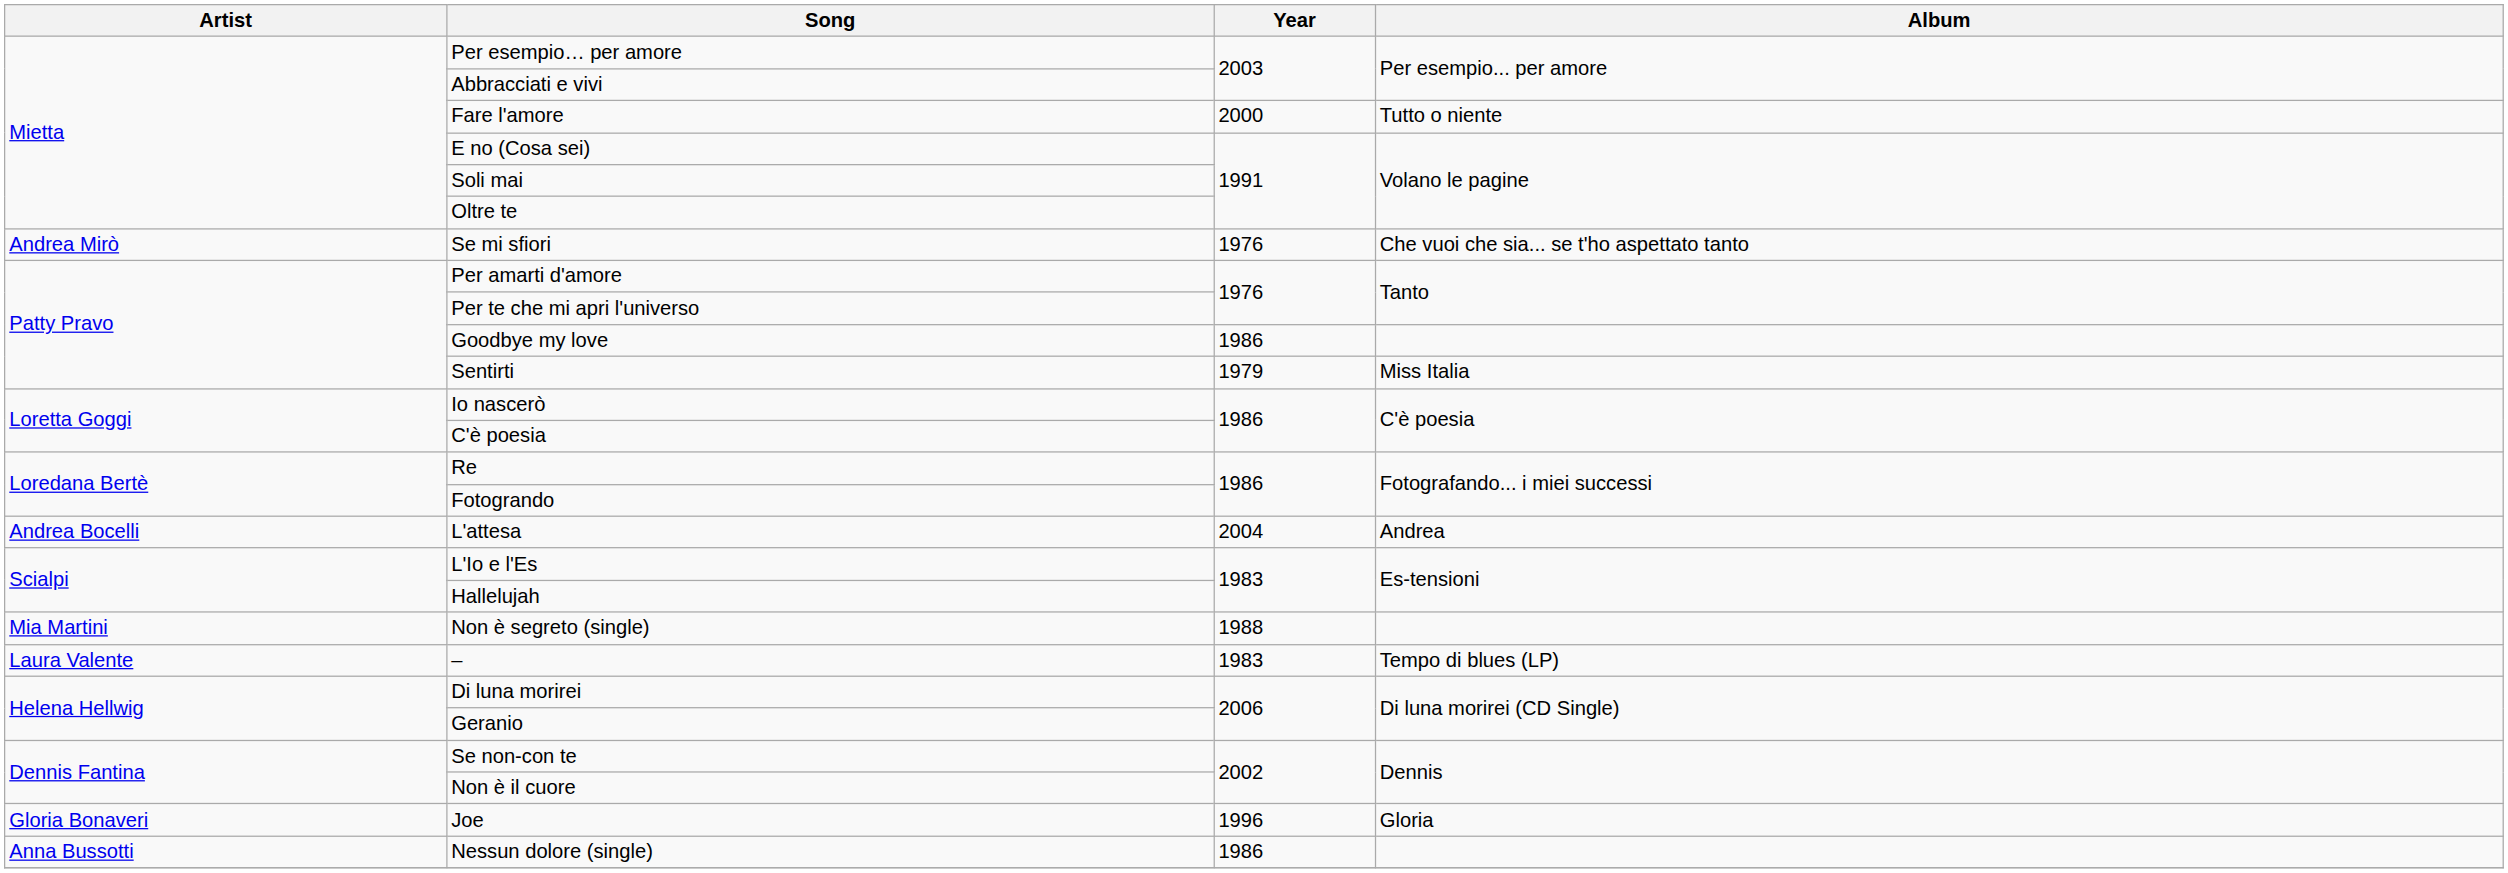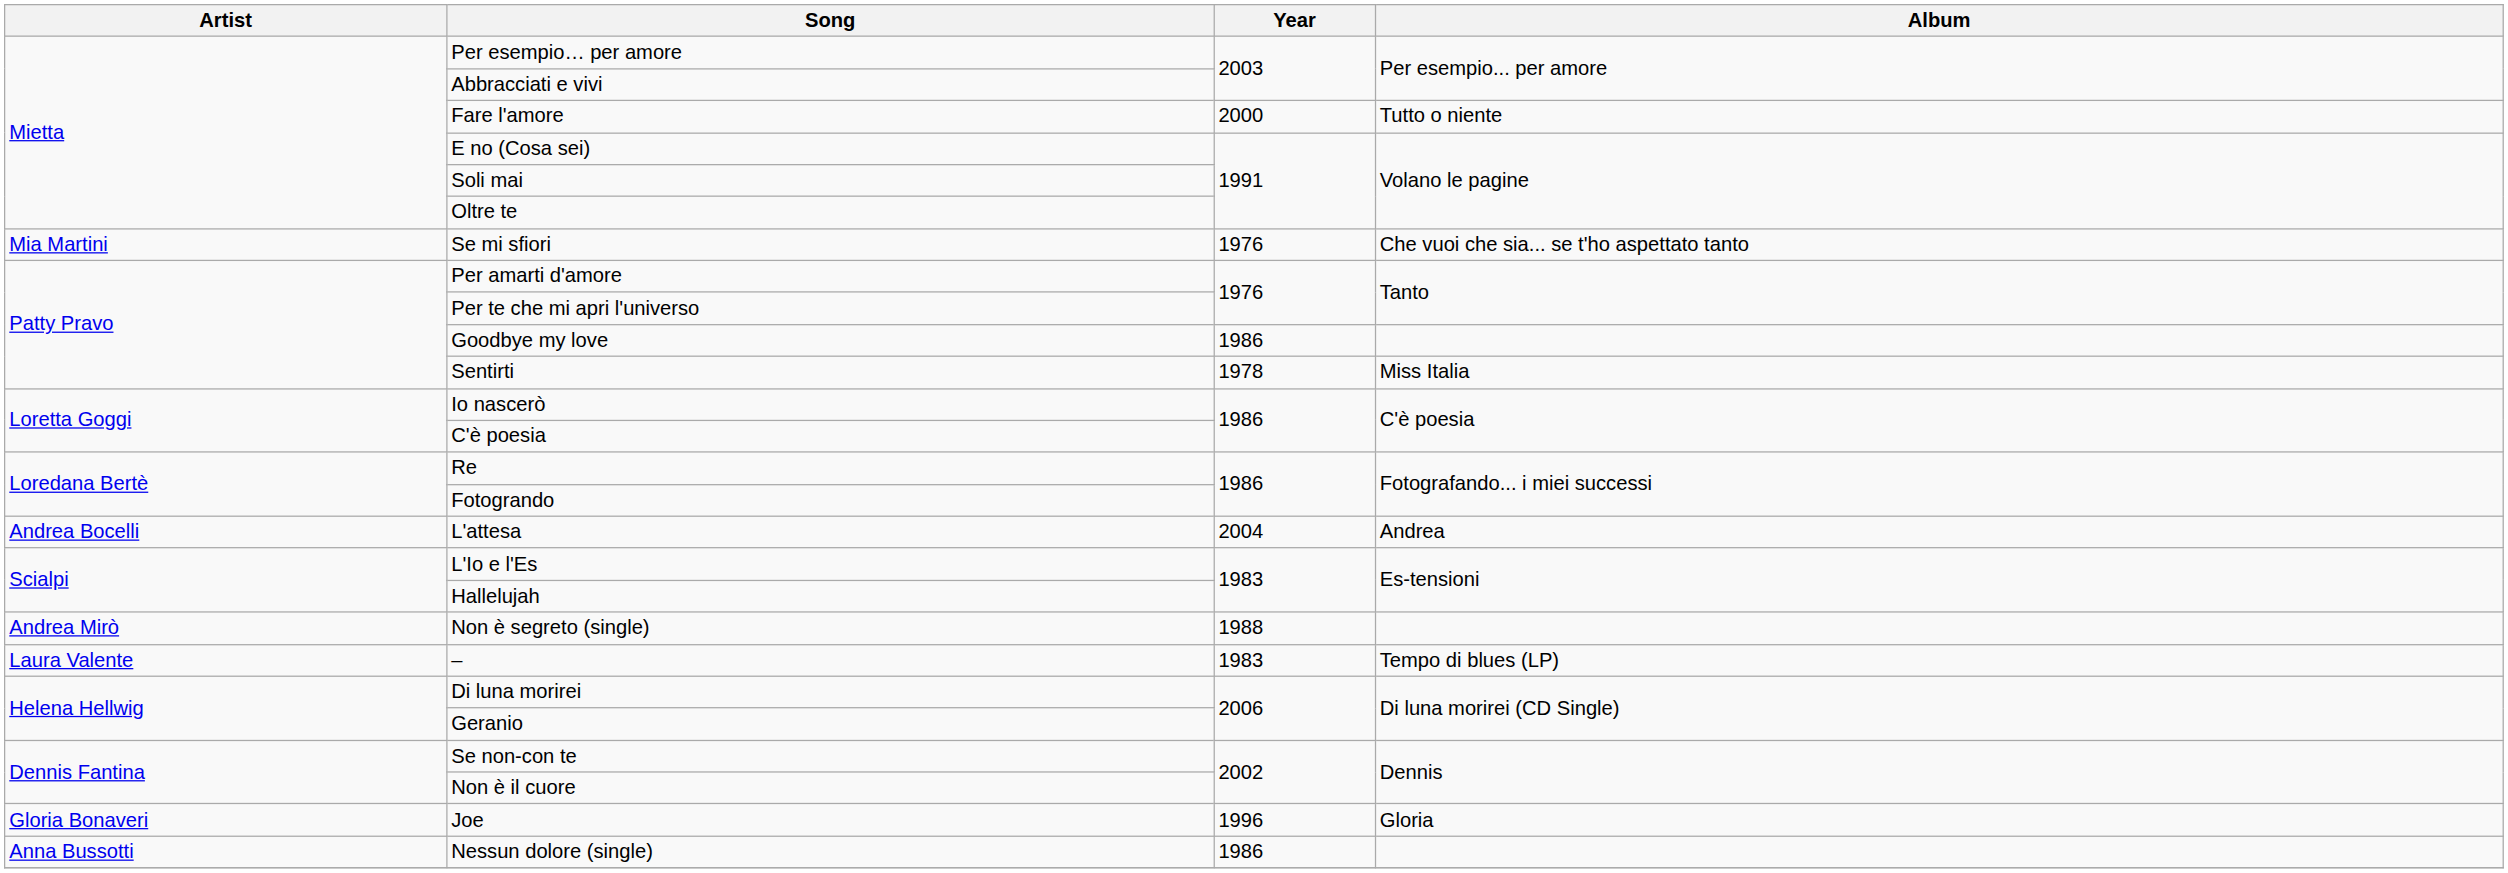(64, 244) Andrea Mirò -> (59, 244) Mia Martini
(1241, 372) 1979 -> (1241, 372) 1978
(59, 627) Mia Martini -> (64, 627) Andrea Mirò
